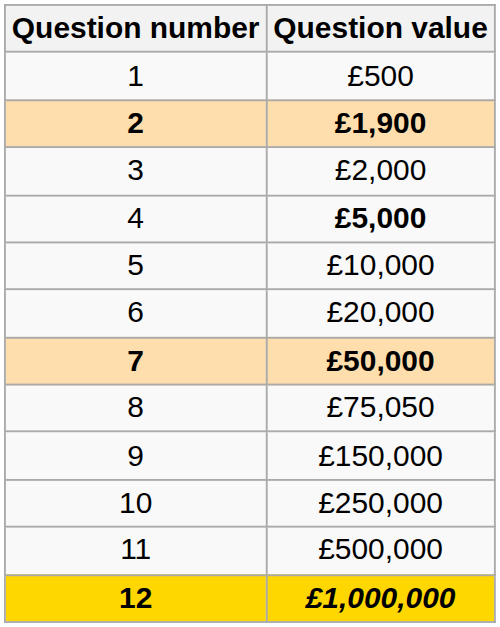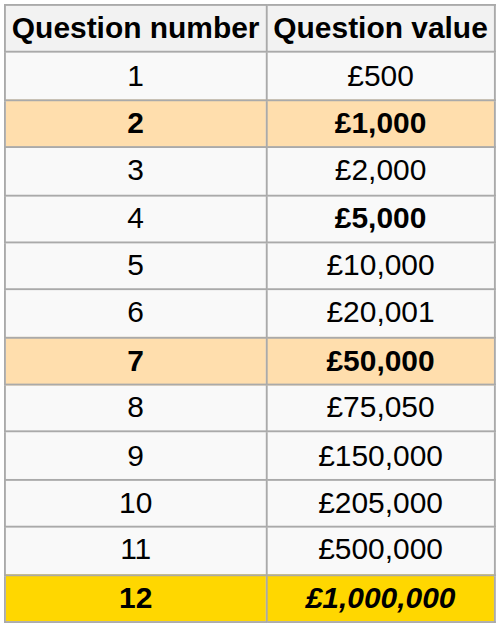(381, 123) £1,900 -> (381, 123) £1,000
(381, 312) £20,000 -> (381, 312) £20,001
(381, 502) £250,000 -> (381, 502) £205,000
